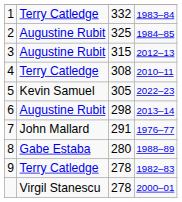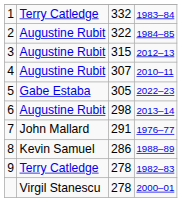(121, 33) 325 -> (121, 33) 322
(59, 71) Terry Catledge -> (62, 71) Augustine Rubit
(121, 71) 308 -> (121, 71) 307
(57, 91) Kevin Samuel -> (55, 91) Gabe Estaba
(55, 149) Gabe Estaba -> (57, 149) Kevin Samuel
(121, 149) 280 -> (121, 149) 286
